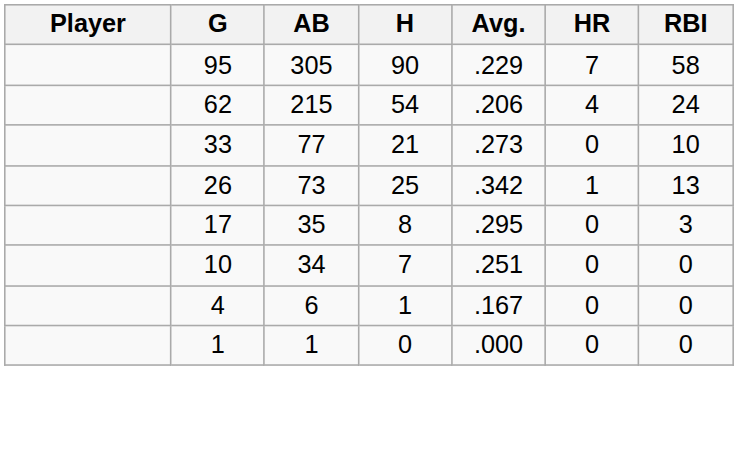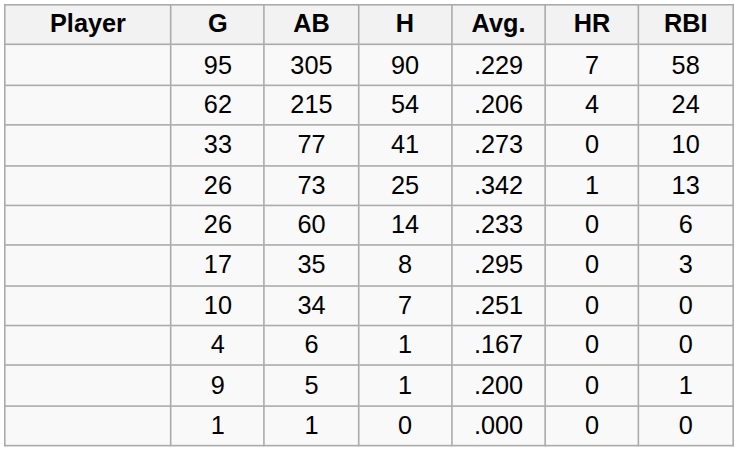(405, 144) 21 -> (405, 144) 41
+ row: (311, 225)
+ row: (311, 385)
